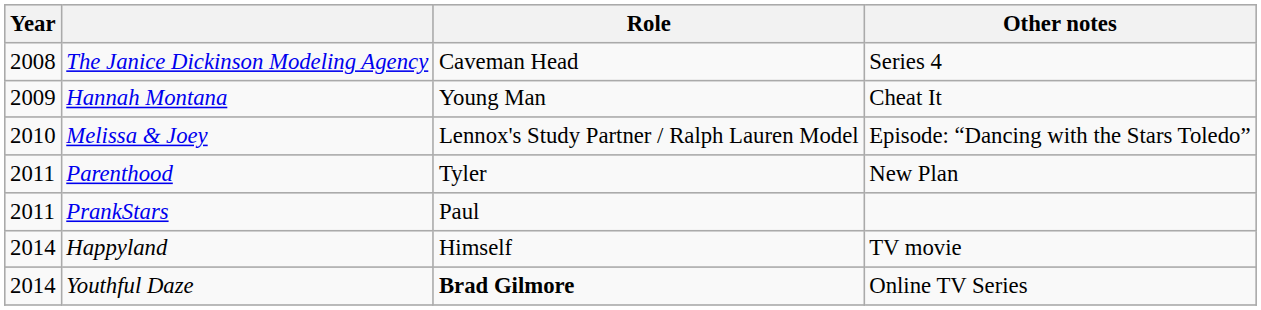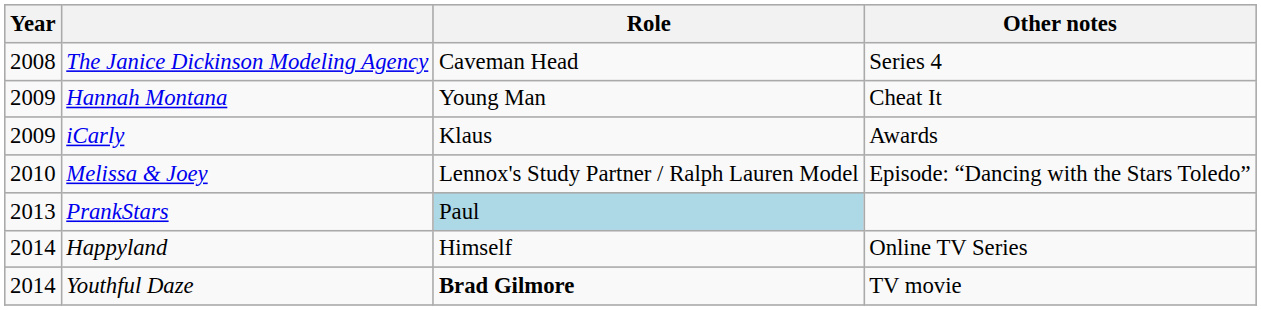+ row: (95, 136)
- row: (120, 173)
(32, 211) 2011 -> (33, 211) 2013
(459, 211) no background -> (459, 211) lightblue background
(915, 248) TV movie -> (948, 248) Online TV Series
(948, 286) Online TV Series -> (915, 286) TV movie
